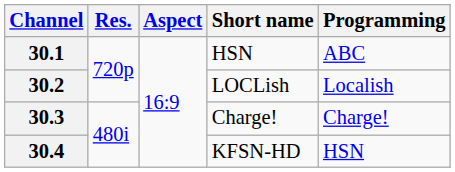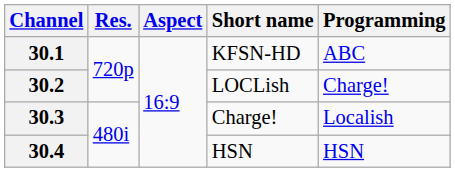(232, 53) HSN -> (256, 53) KFSN-HD
(358, 85) Localish -> (356, 85) Charge!
(356, 118) Charge! -> (358, 118) Localish
(256, 150) KFSN-HD -> (232, 150) HSN
